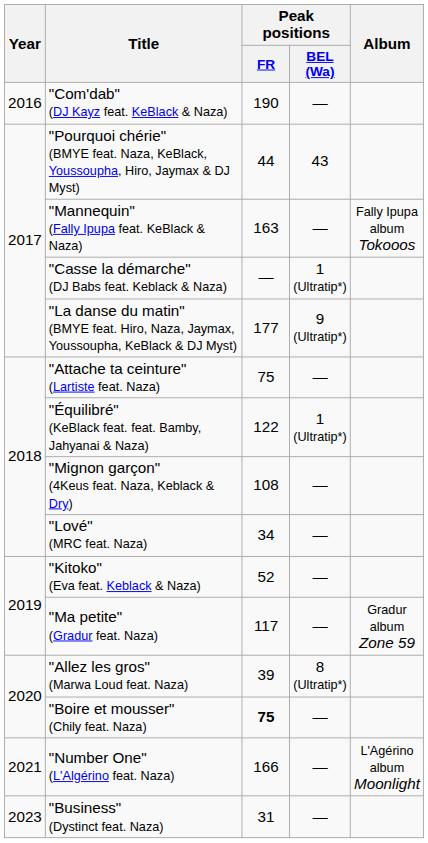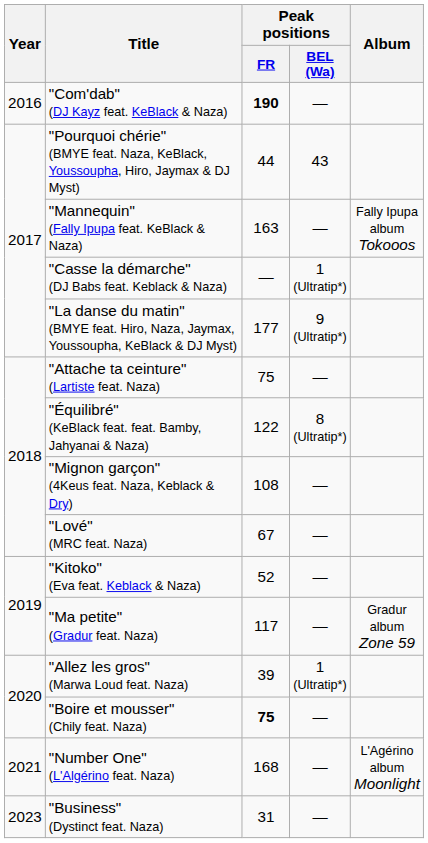(266, 103) normal -> (266, 103) bold
(320, 427) 1 (Ultratip*) -> (320, 427) 8 (Ultratip*)
(266, 535) 34 -> (266, 535) 67
(320, 676) 8 (Ultratip*) -> (320, 676) 1 (Ultratip*)
(266, 767) 166 -> (266, 767) 168
